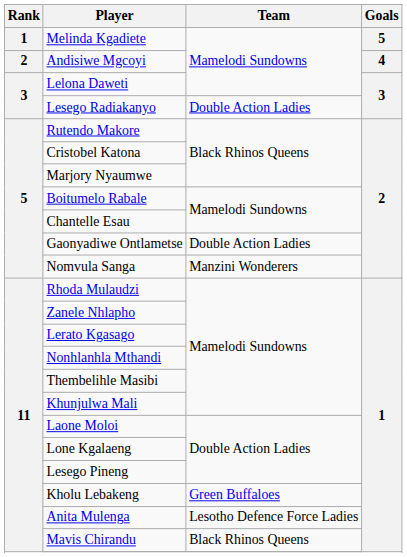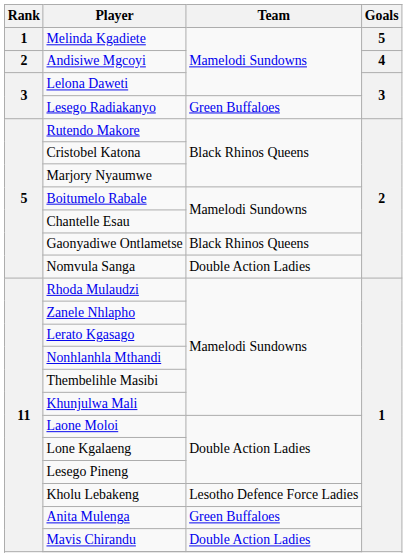(250, 107) Double Action Ladies -> (234, 107) Green Buffaloes
(250, 244) Double Action Ladies -> (249, 244) Black Rhinos Queens
(244, 267) Manzini Wonderers -> (250, 267) Double Action Ladies
(234, 495) Green Buffaloes -> (274, 495) Lesotho Defence Force Ladies
(274, 517) Lesotho Defence Force Ladies -> (234, 517) Green Buffaloes
(249, 540) Black Rhinos Queens -> (250, 540) Double Action Ladies
